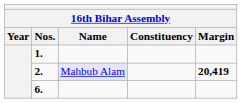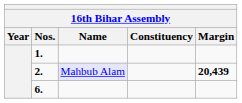(213, 71) 20,419 -> (213, 71) 20,439
